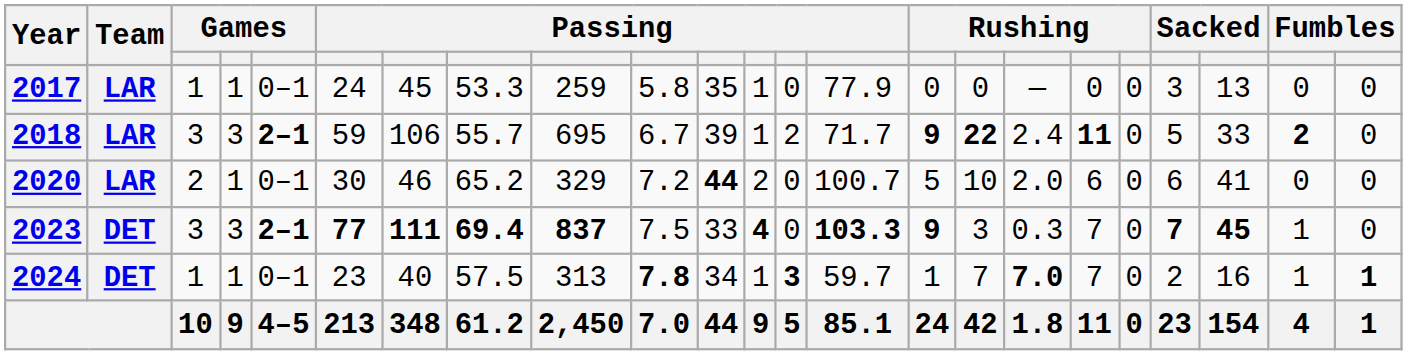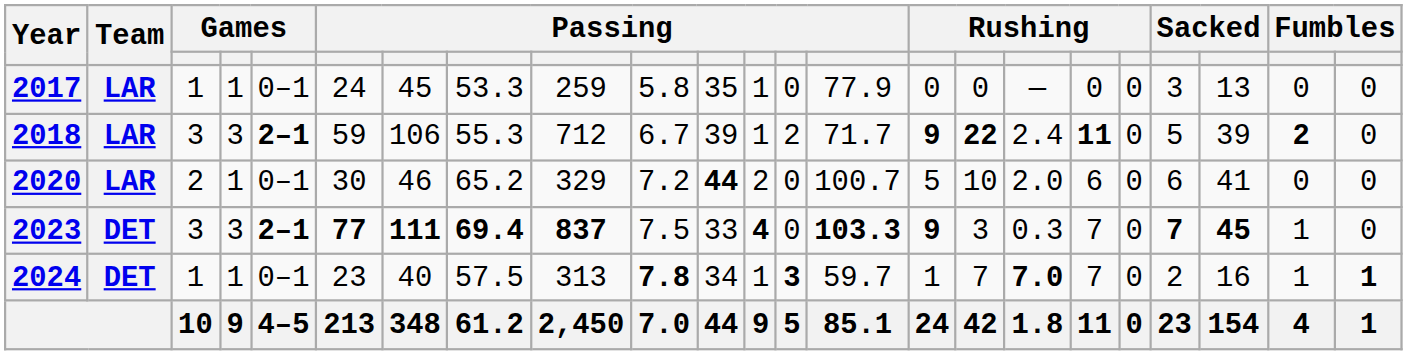(489, 136) 55.7 -> (489, 136) 55.3
(581, 136) 695 -> (581, 136) 712
(1233, 136) 33 -> (1233, 136) 39
